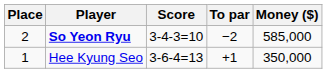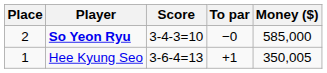(230, 36) −2 -> (230, 36) −0
(287, 57) 350,000 -> (287, 57) 350,005
